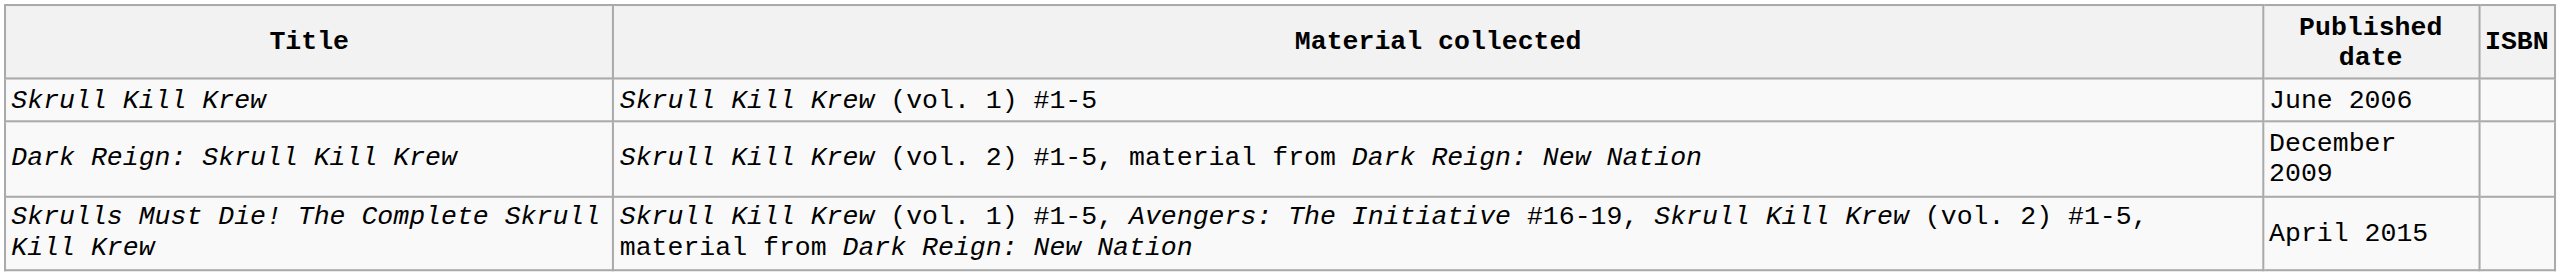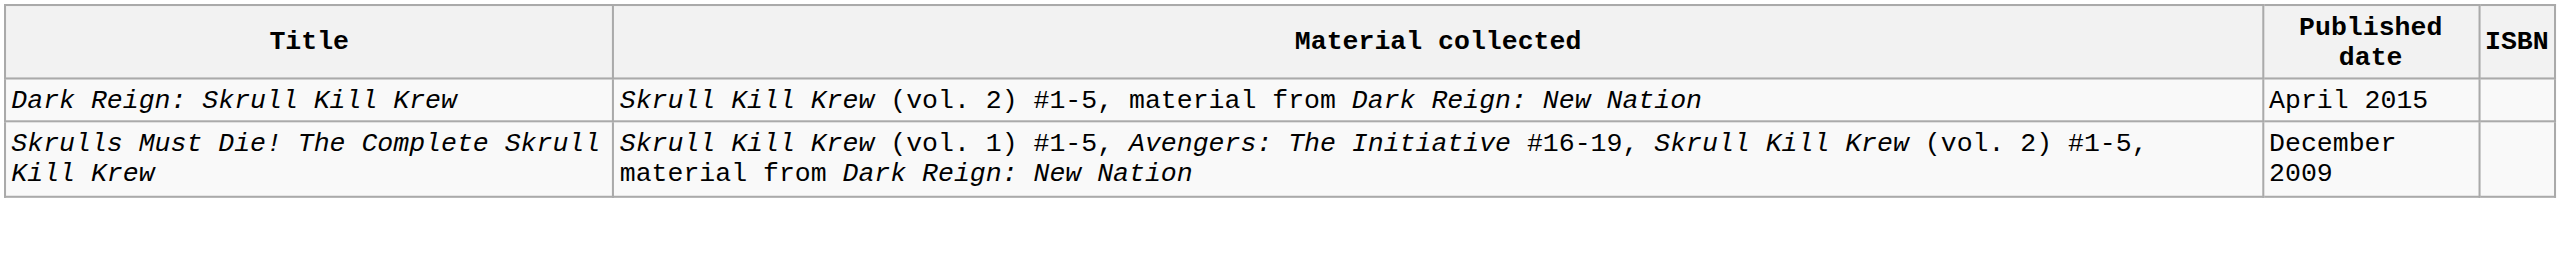- row: (139, 100)
(2333, 159) December 2009 -> (2349, 100) April 2015
(2349, 233) April 2015 -> (2333, 159) December 2009
